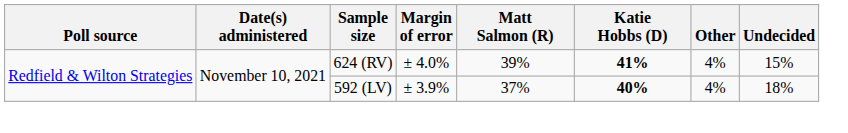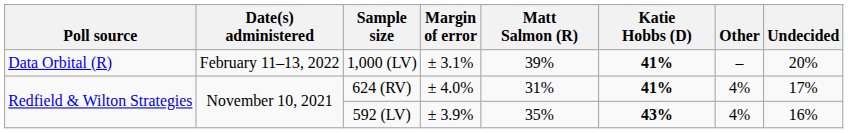+ row: (382, 62)
(515, 62) 39% -> (539, 88) 31%
(779, 62) 15% -> (803, 88) 17%
(515, 88) 37% -> (539, 115) 35%
(633, 88) 40% -> (657, 115) 43%
(779, 88) 18% -> (803, 115) 16%
